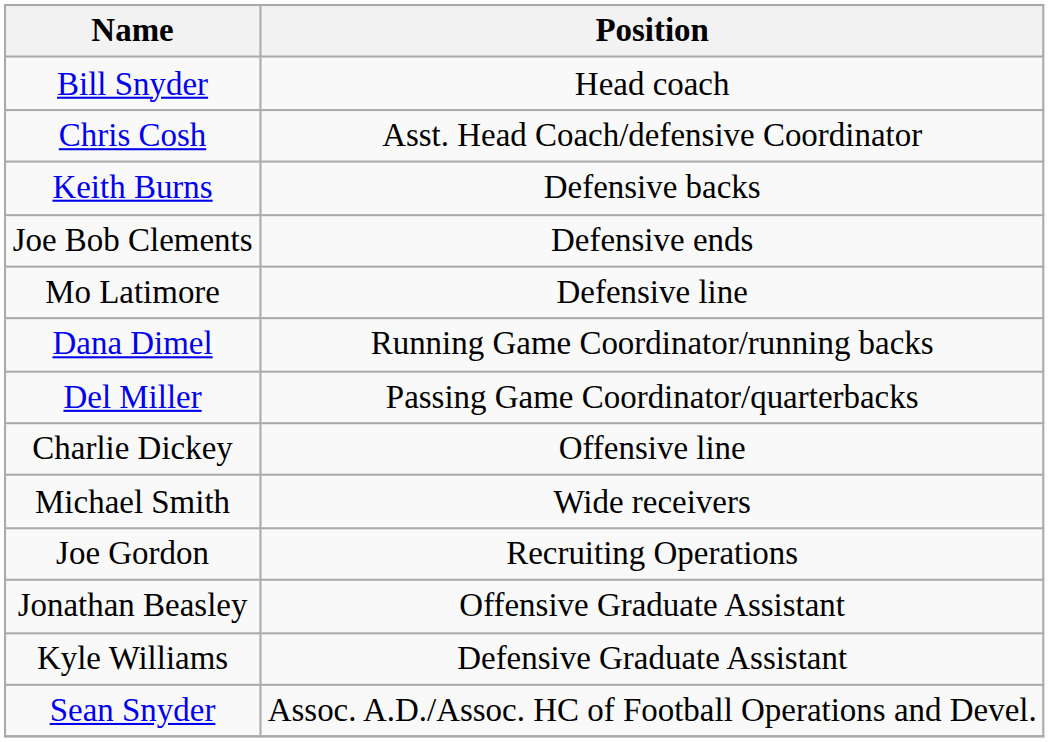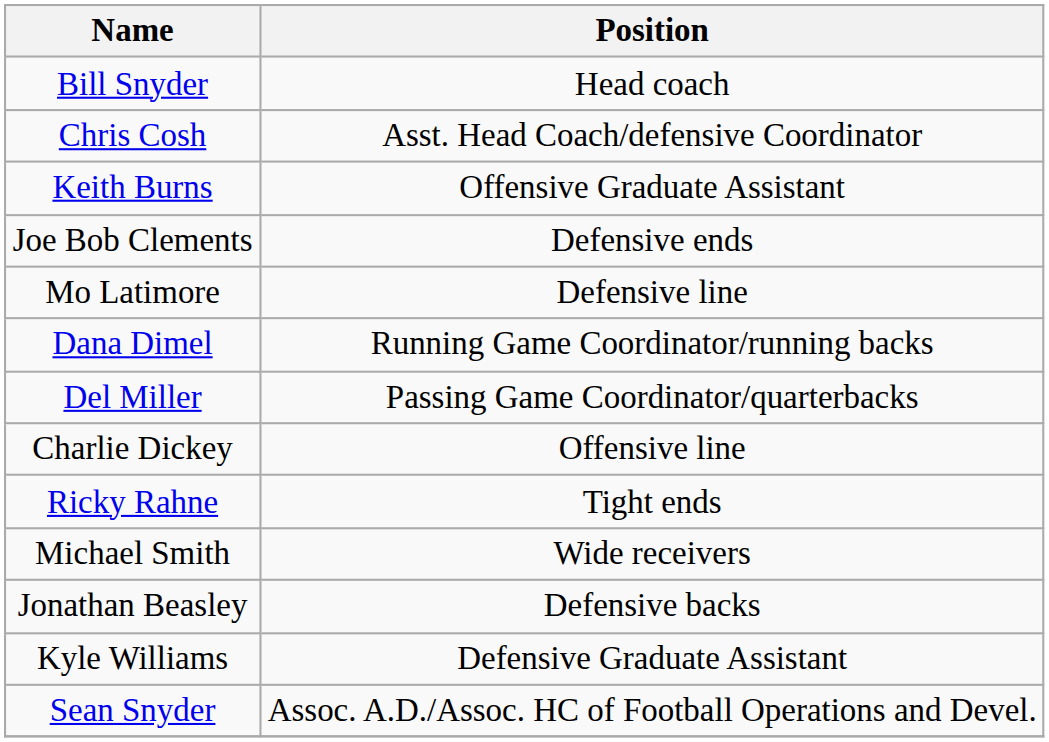(652, 187) Defensive backs -> (652, 187) Offensive Graduate Assistant
+ row: (133, 501)
- row: (133, 553)
(652, 605) Offensive Graduate Assistant -> (652, 605) Defensive backs
